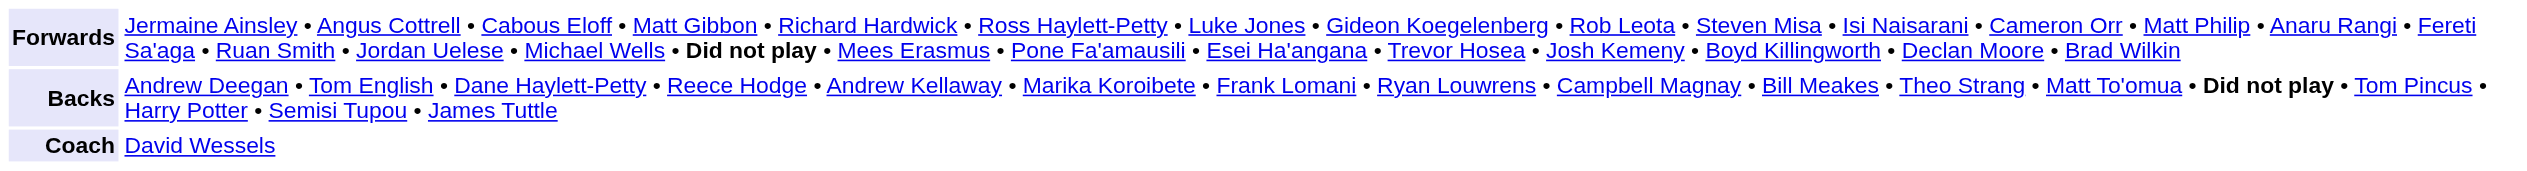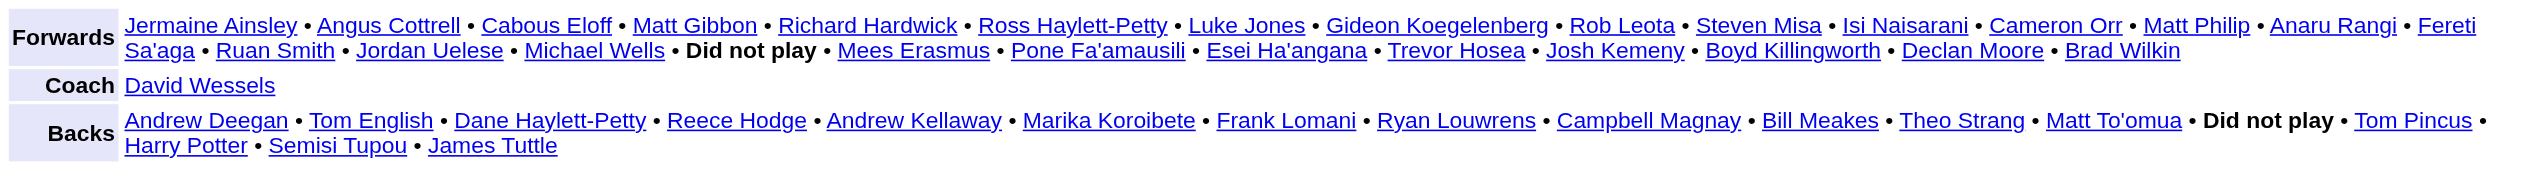rows swapped: (81, 98) <-> (80, 146)
